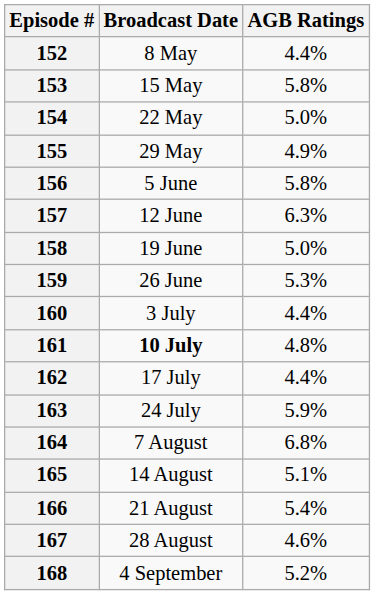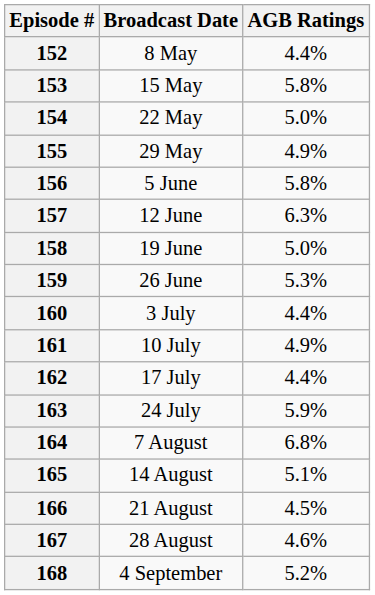(171, 345) bold -> (171, 345) normal
(306, 345) 4.8% -> (306, 345) 4.9%
(306, 507) 5.4% -> (306, 507) 4.5%
